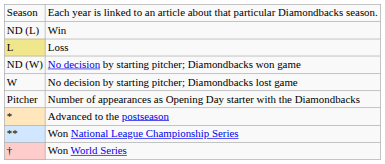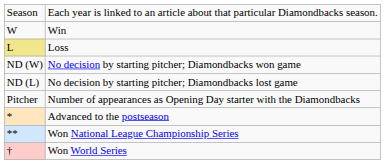(23, 30) ND (L) -> (12, 30) W
(12, 82) W -> (23, 82) ND (L)
